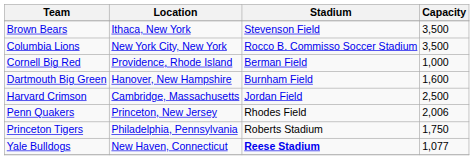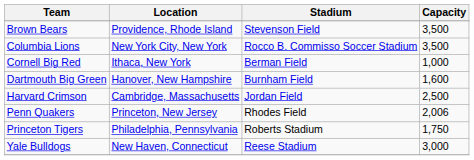(151, 29) Ithaca, New York -> (172, 29) Providence, Rhode Island
(172, 63) Providence, Rhode Island -> (151, 63) Ithaca, New York
(282, 146) bold -> (280, 146) normal
(435, 146) 1,077 -> (435, 146) 3,000
